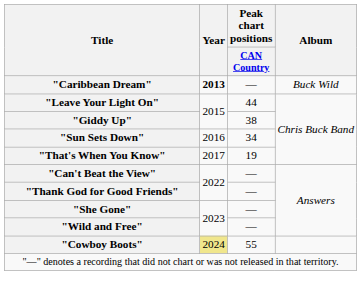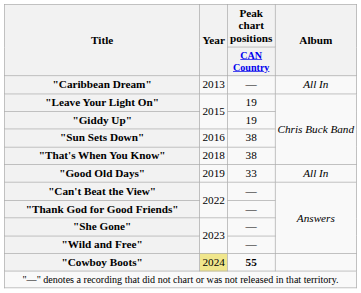(214, 84) bold -> (214, 84) normal
(316, 84) Buck Wild -> (316, 84) All In
(251, 102) 44 -> (251, 102) 19
(251, 120) 38 -> (251, 120) 19
(251, 138) 34 -> (251, 138) 38
(214, 155) 2017 -> (214, 155) 2018
(251, 155) 19 -> (251, 155) 38
+ row: (102, 173)
(251, 244) normal -> (251, 262) bold
